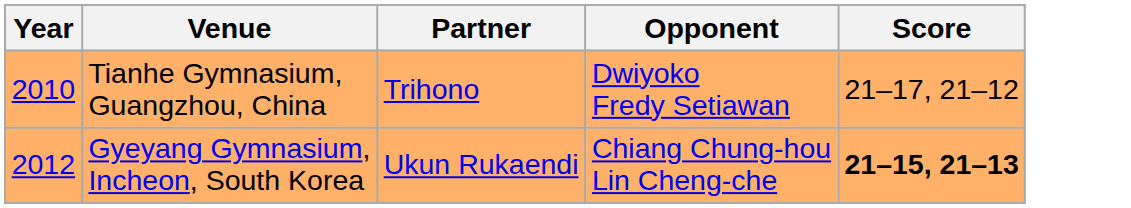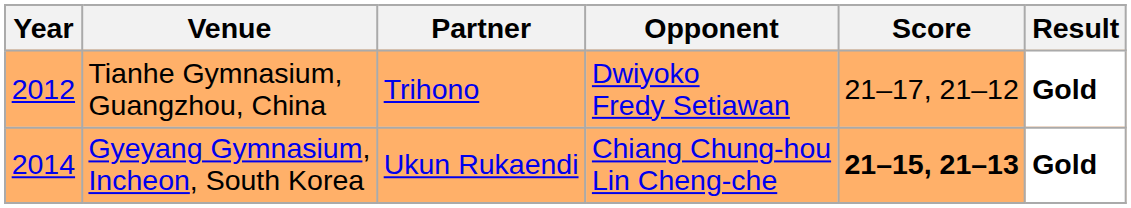+ column: (1076, 28)
(43, 89) 2010 -> (43, 89) 2012
(43, 166) 2012 -> (43, 166) 2014
